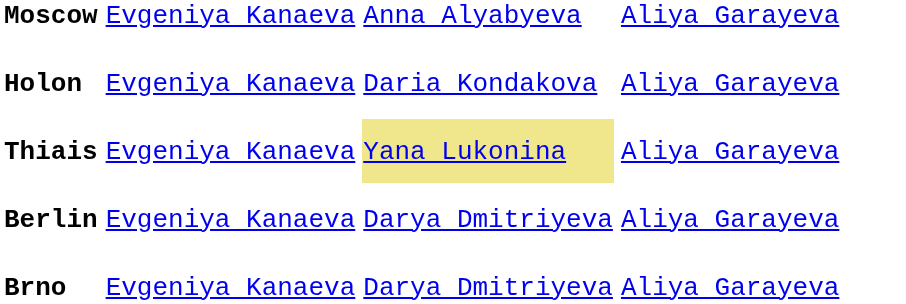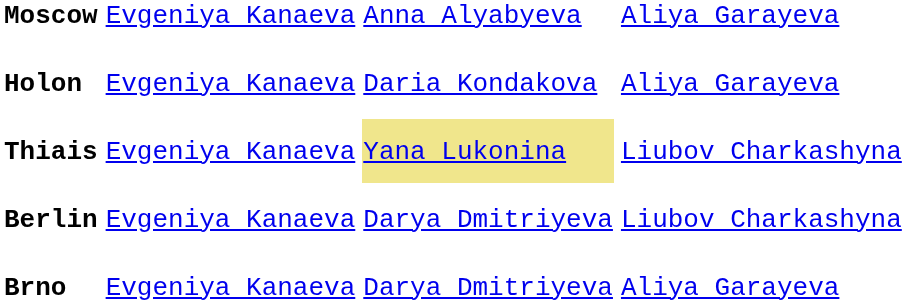(730, 151) Aliya Garayeva -> (761, 151) Liubov Charkashyna
(730, 219) Aliya Garayeva -> (761, 219) Liubov Charkashyna
